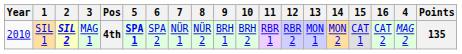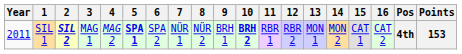columns swapped: (405, 13) <-> (112, 13)
(19, 35) 2010 -> (19, 35) 2011
(247, 35) normal -> (247, 35) bold
(437, 35) 135 -> (437, 35) 153
